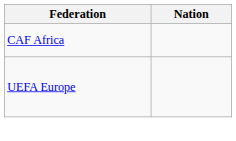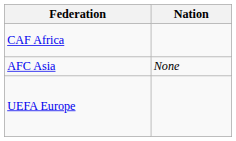+ row: (31, 66)
